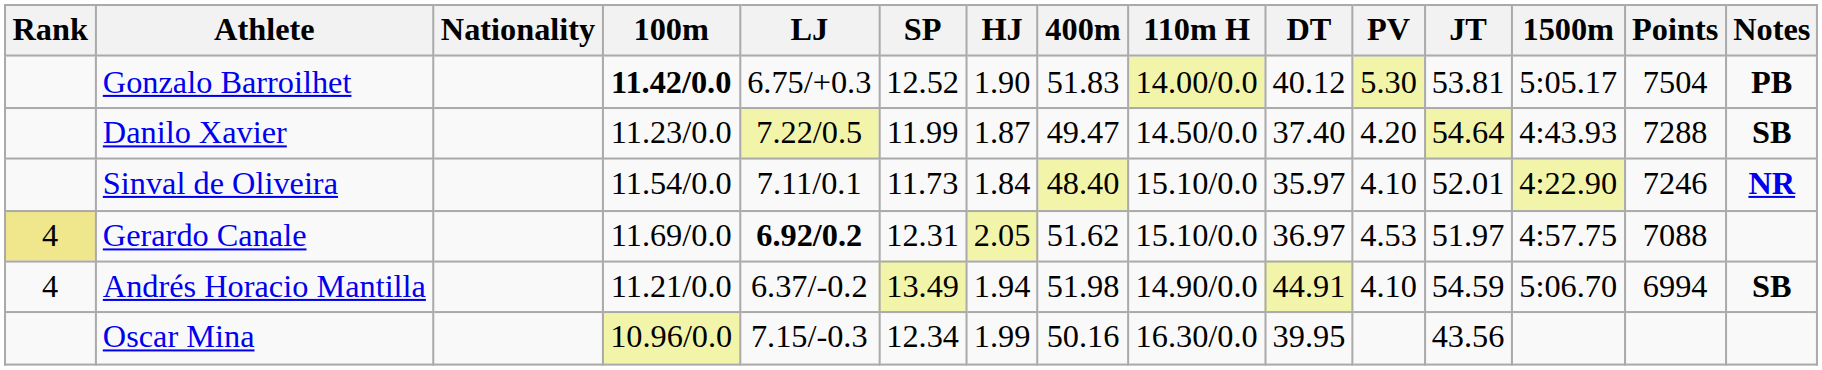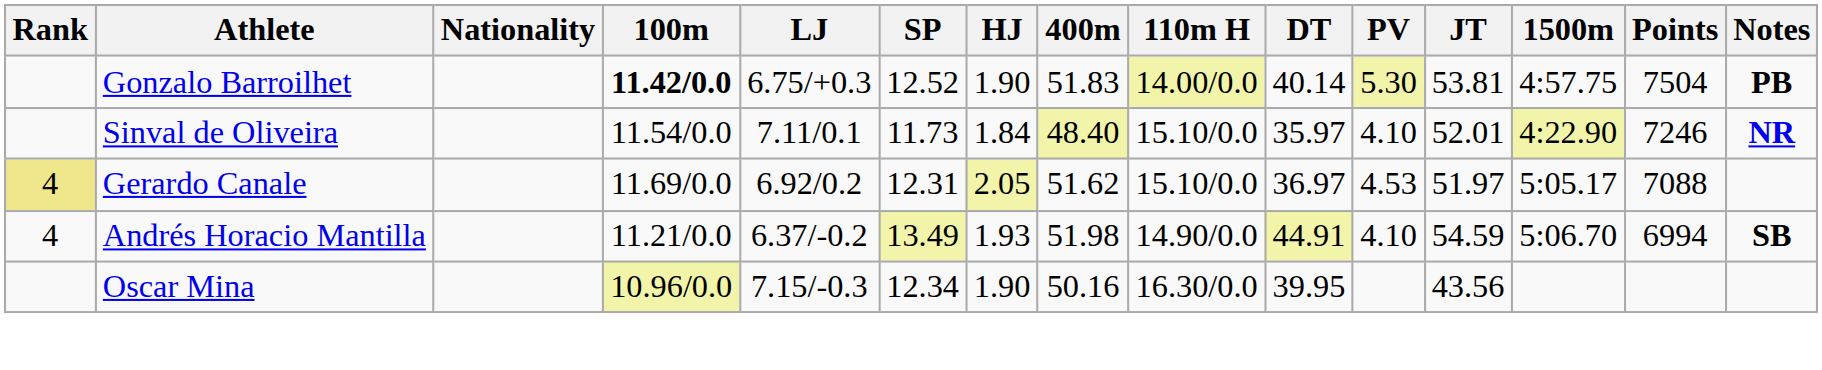(1309, 81) 40.12 -> (1309, 81) 40.14
(1568, 81) 5:05.17 -> (1568, 81) 4:57.75
- row: (195, 132)
(809, 235) bold -> (809, 183) normal
(1568, 235) 4:57.75 -> (1568, 183) 5:05.17
(1002, 286) 1.94 -> (1002, 235) 1.93
(1002, 337) 1.99 -> (1002, 286) 1.90
